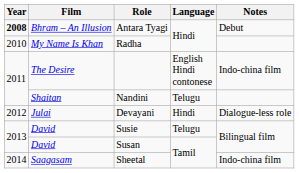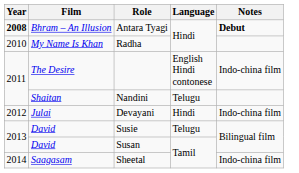(231, 28) normal -> (232, 28) bold
(255, 113) Dialogue-less role -> (250, 113) Indo-china film
